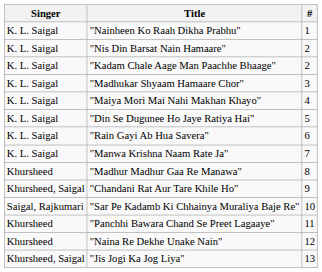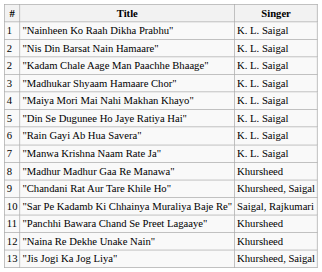columns swapped: (310, 13) <-> (46, 13)
